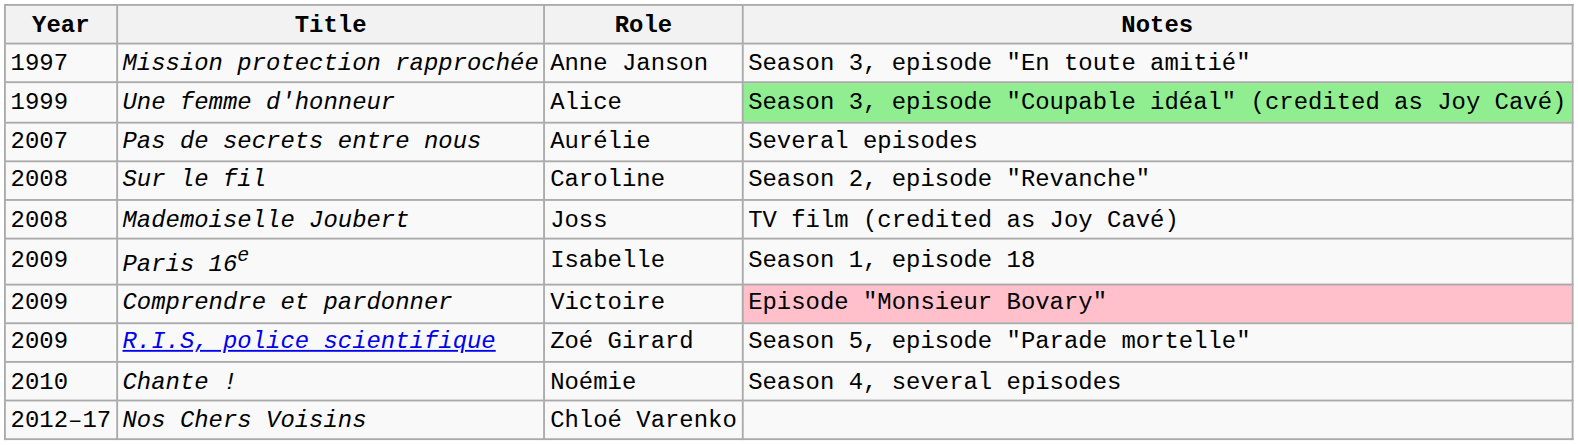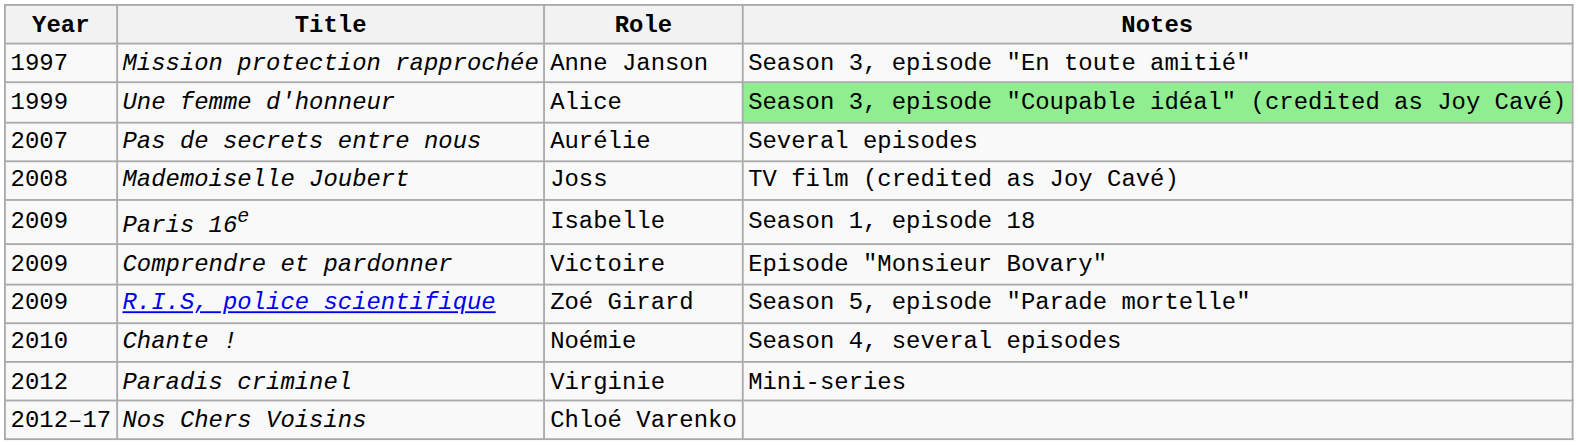- row: (194, 180)
(928, 303) pink background -> (928, 264) no background
+ row: (237, 381)
